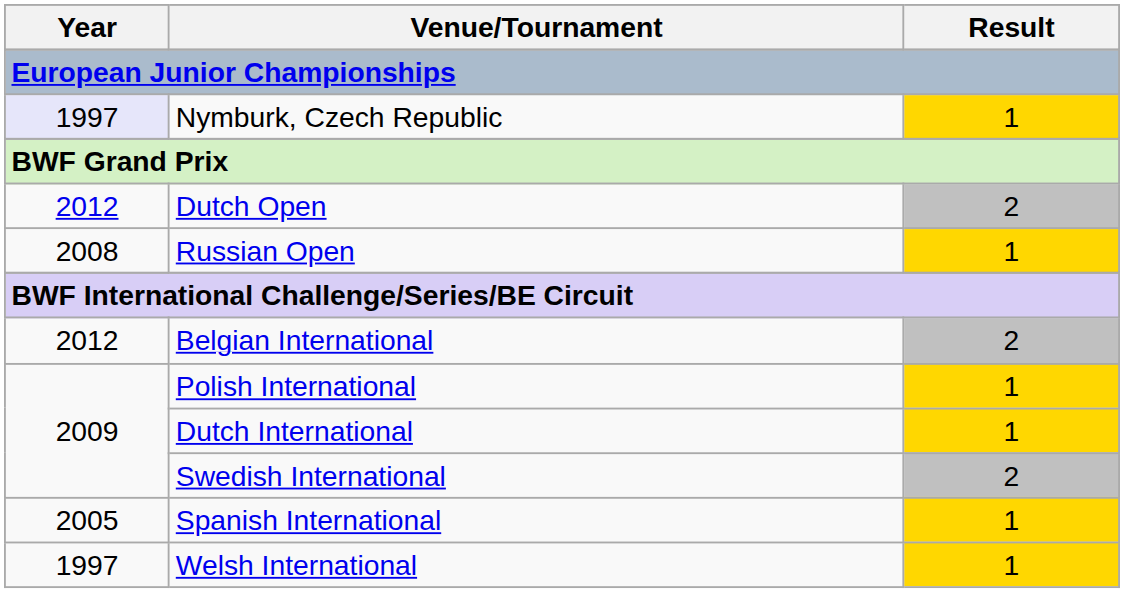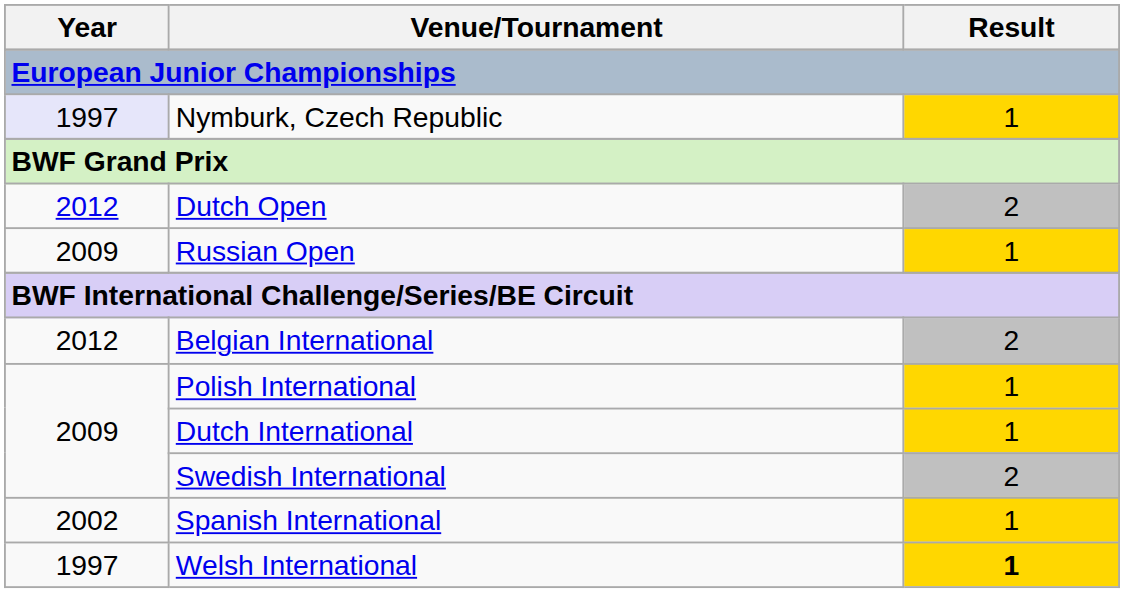(87, 251) 2008 -> (87, 251) 2009
(87, 520) 2005 -> (87, 520) 2002
(1011, 565) normal -> (1011, 565) bold
